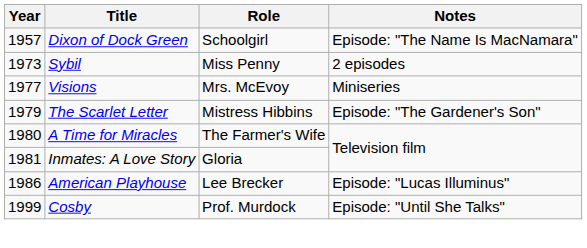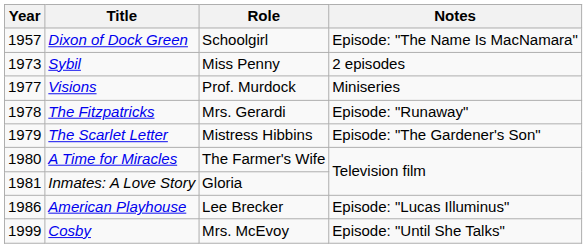(246, 87) Mrs. McEvoy -> (249, 87) Prof. Murdock
+ row: (101, 111)
(249, 207) Prof. Murdock -> (246, 231) Mrs. McEvoy
